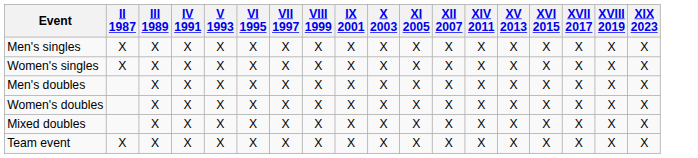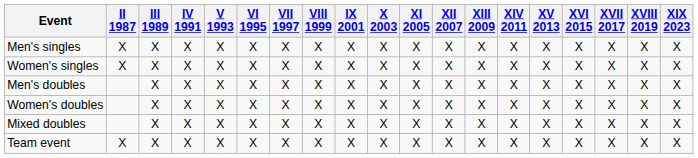+ column: (482, 20)
